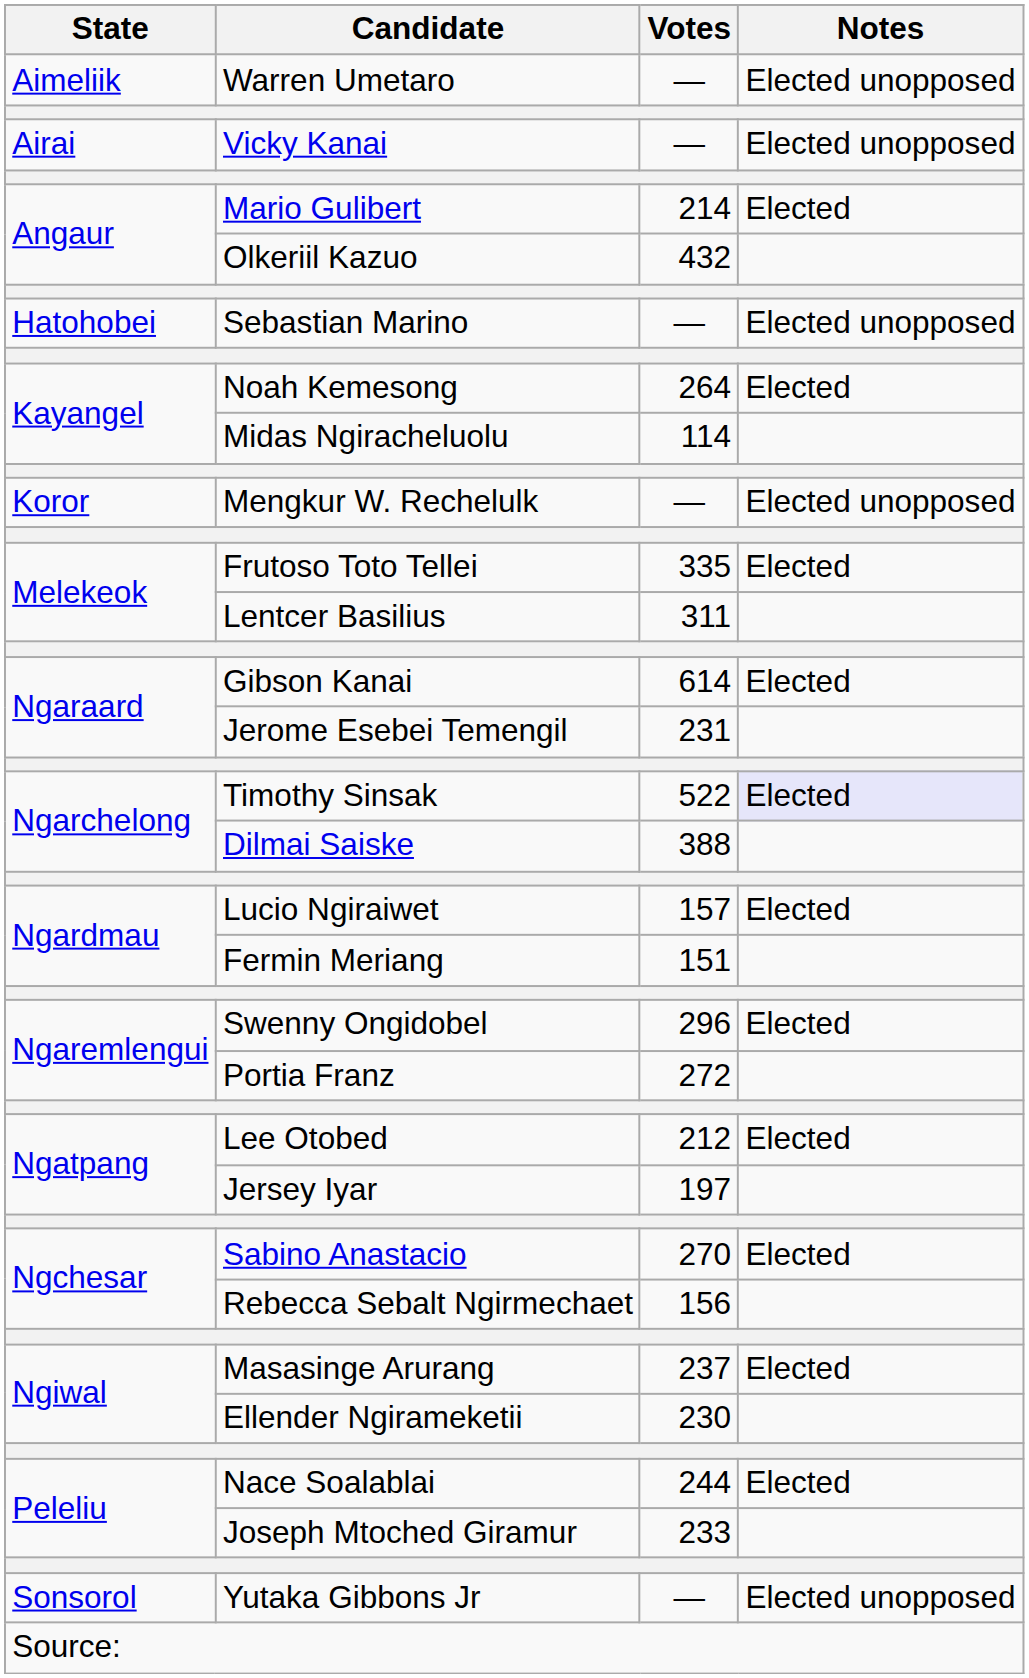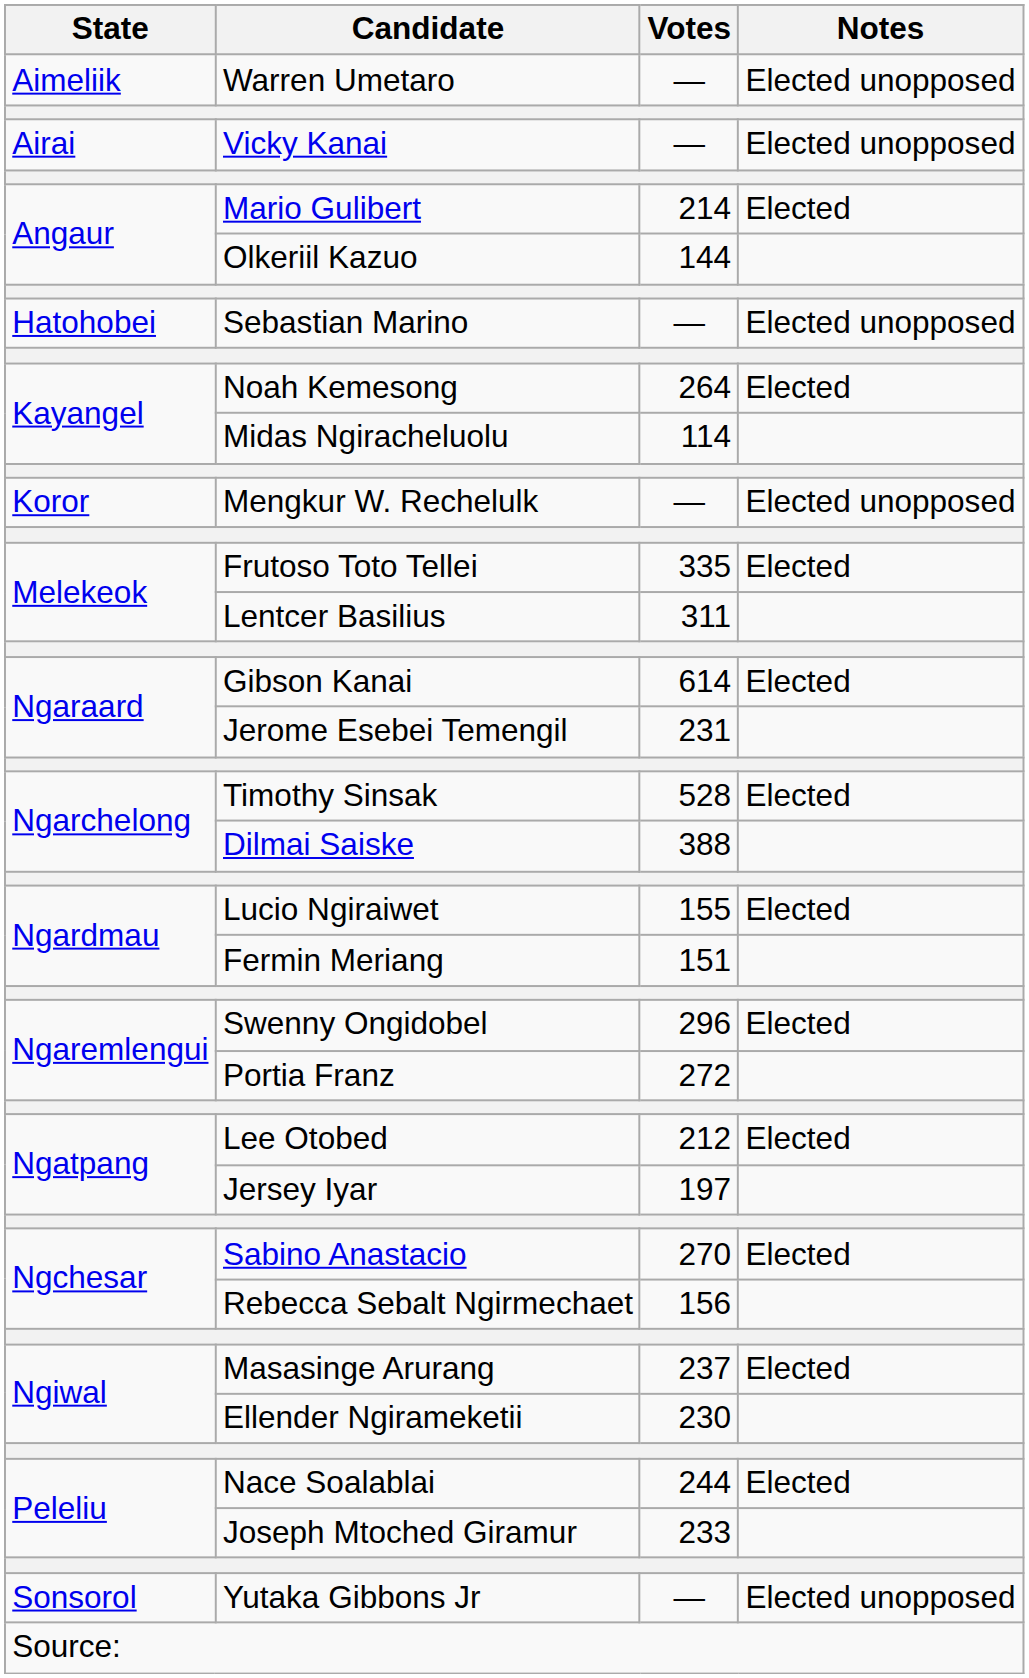(705, 258) 432 -> (705, 258) 144
(705, 795) 522 -> (705, 795) 528
(798, 795) lavender background -> (798, 795) no background
(705, 910) 157 -> (705, 910) 155
